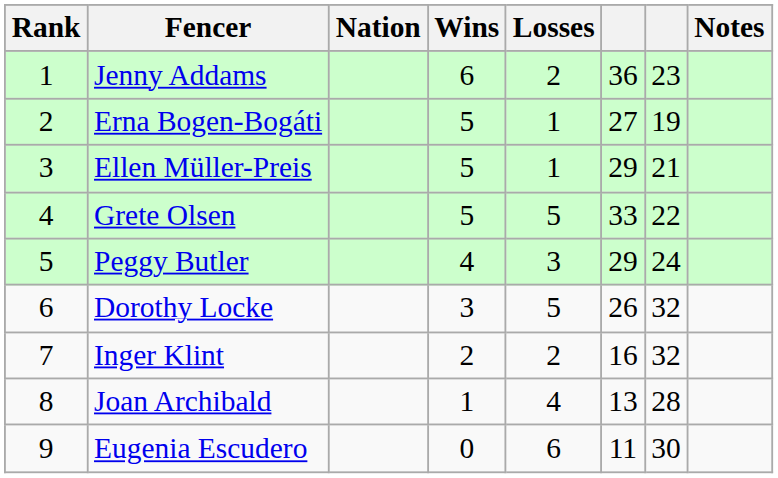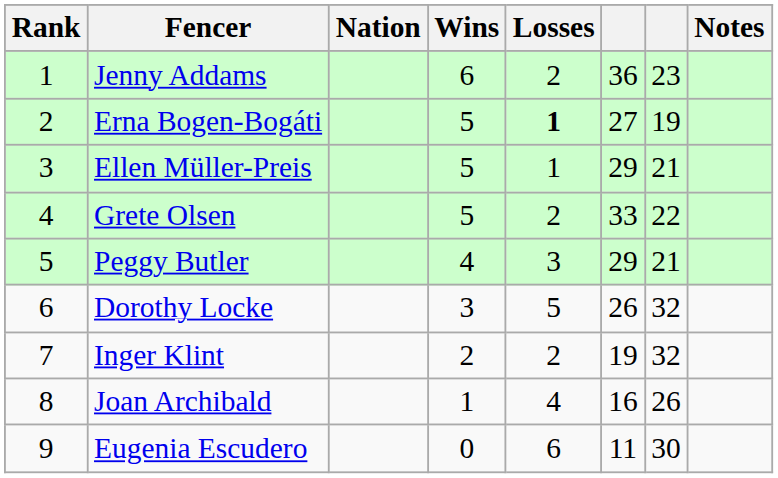(554, 121) normal -> (554, 121) bold
(554, 214) 5 -> (554, 214) 2
(666, 261) 24 -> (666, 261) 21
(623, 354) 16 -> (623, 354) 19
(623, 401) 13 -> (623, 401) 16
(666, 401) 28 -> (666, 401) 26
